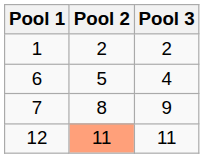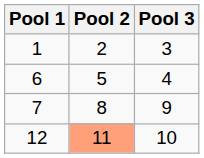(167, 49) 2 -> (167, 49) 3
(167, 138) 11 -> (167, 138) 10
